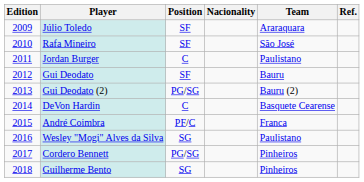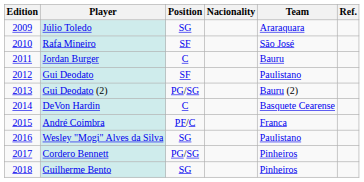(185, 28) SF -> (185, 28) SG
(280, 59) Paulistano -> (272, 59) Bauru
(272, 75) Bauru -> (280, 75) Paulistano
